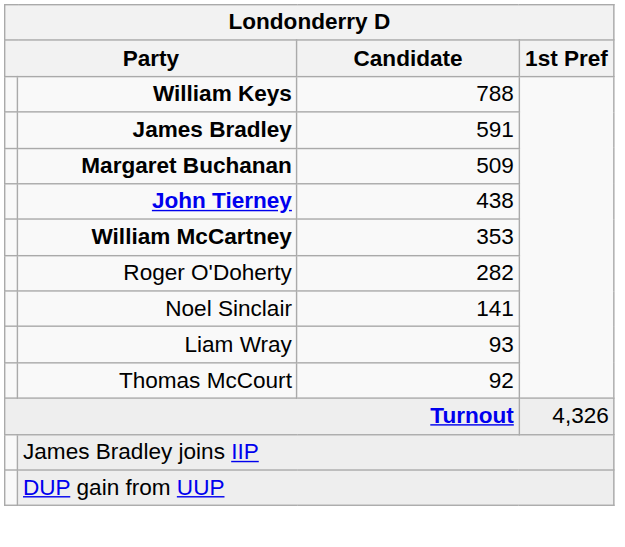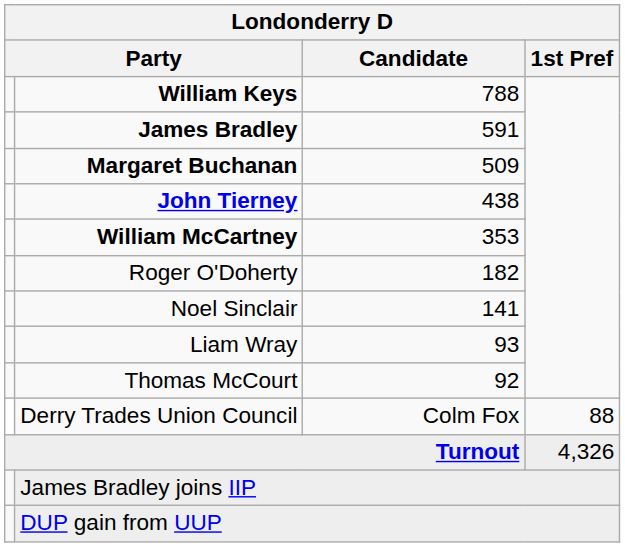(495, 272) 282 -> (500, 272) 182
+ row: (159, 415)
